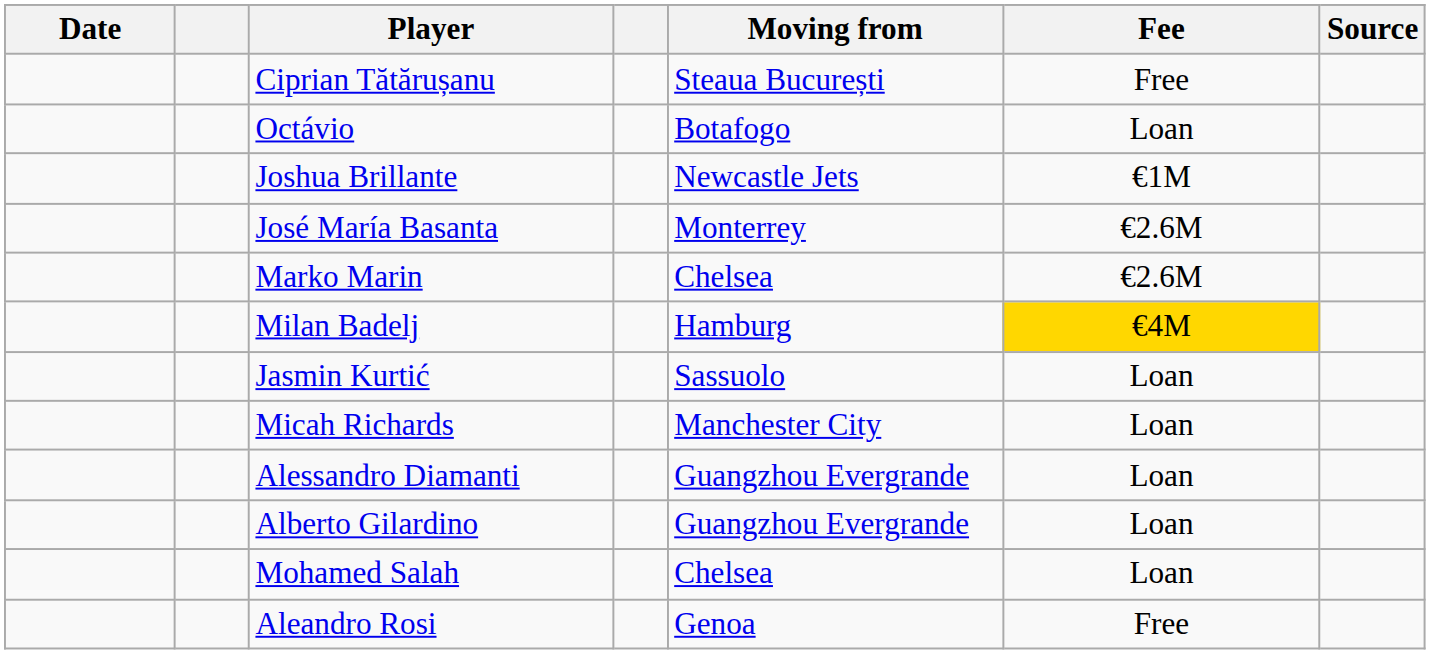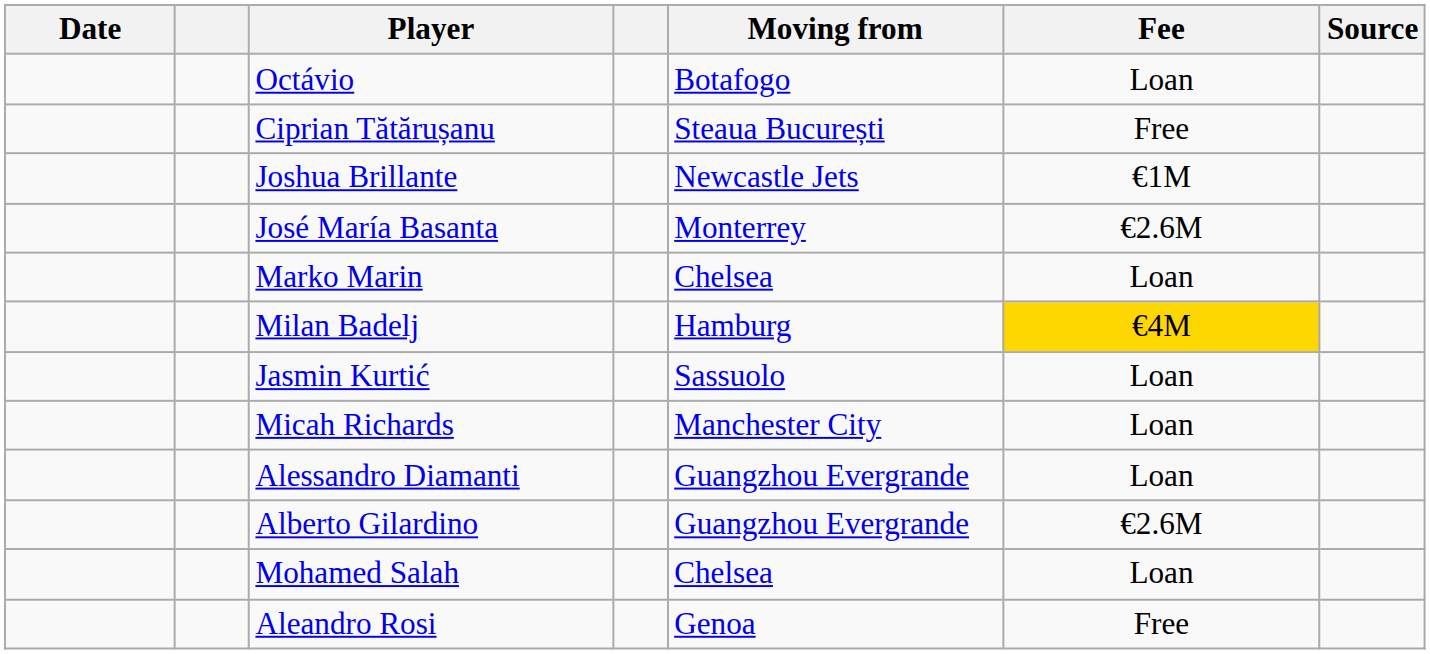rows swapped: (375, 78) <-> (305, 128)
(1161, 276) €2.6M -> (1161, 276) Loan
(1161, 524) Loan -> (1161, 524) €2.6M
